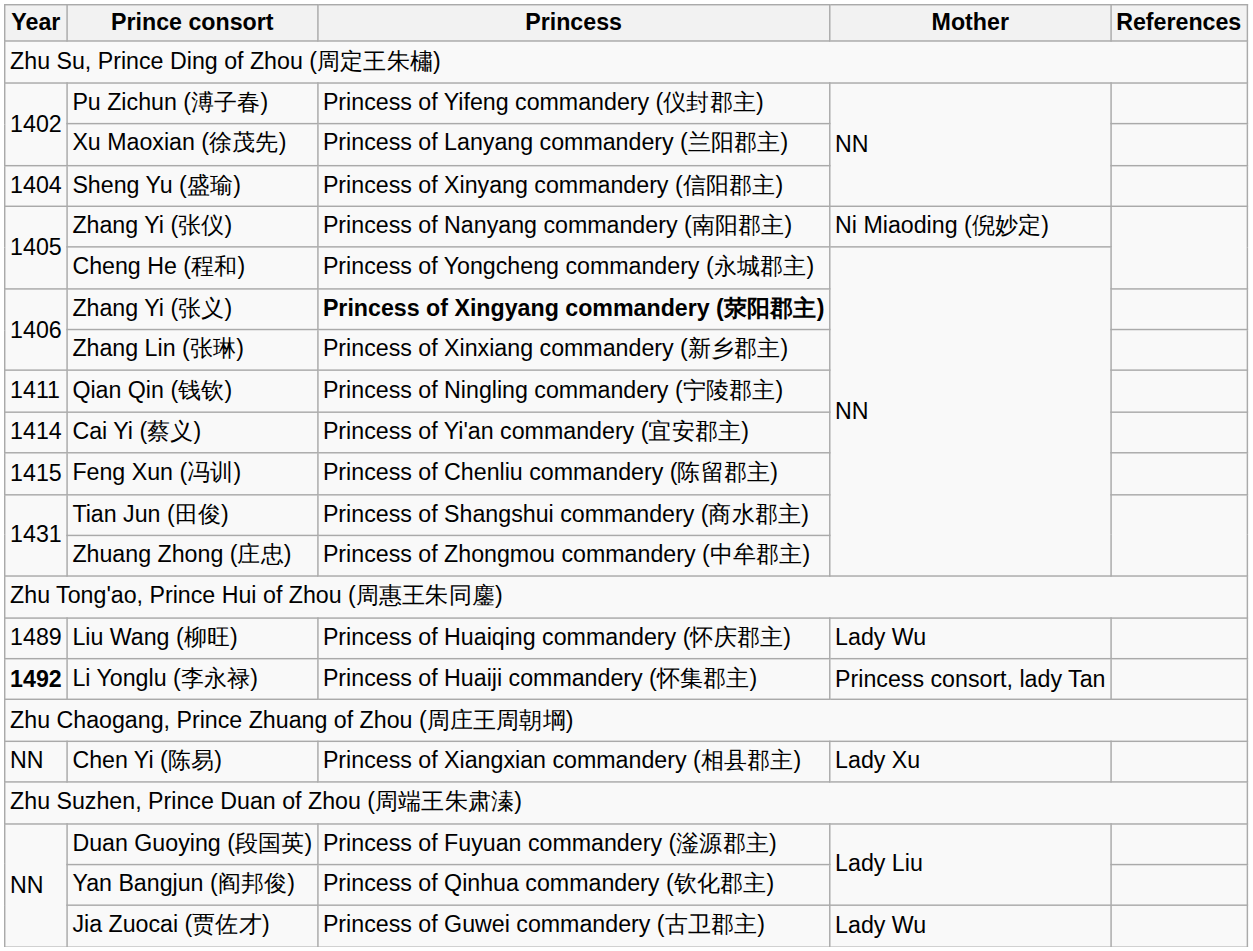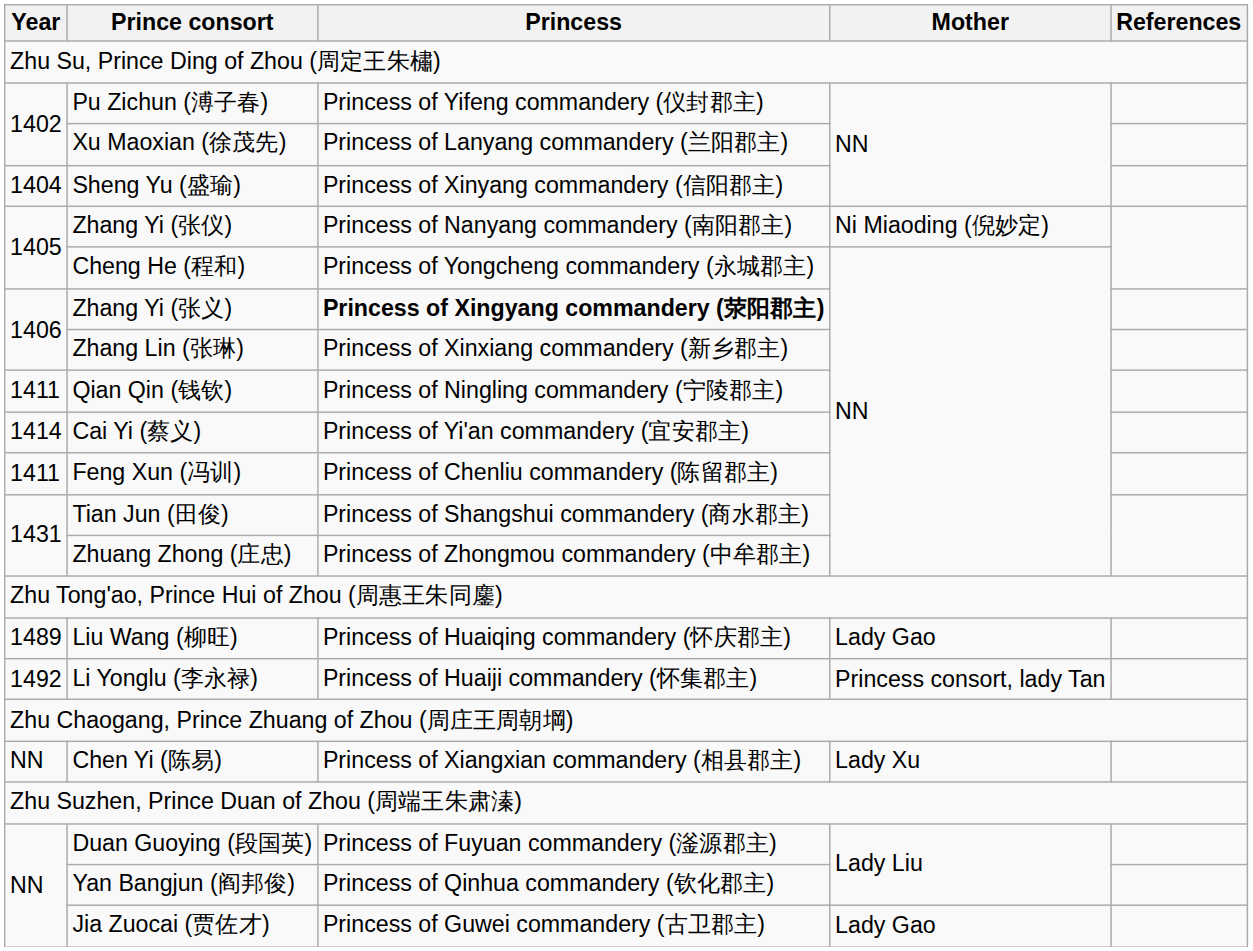(36, 473) 1415 -> (35, 473) 1411
(881, 637) Lady Wu -> (885, 637) Lady Gao
(36, 679) bold -> (36, 679) normal
(881, 925) Lady Wu -> (885, 925) Lady Gao
